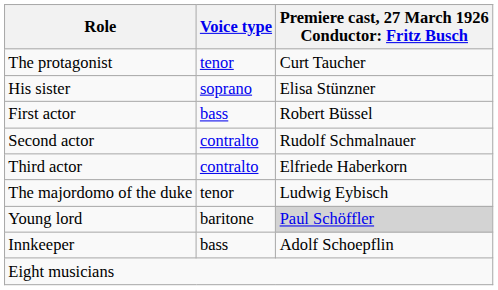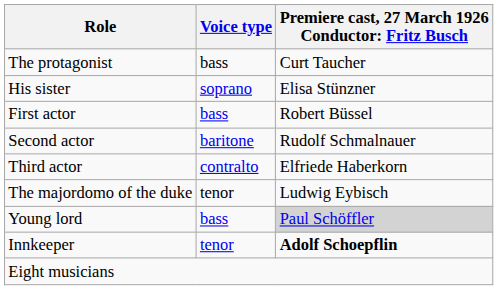(217, 62) tenor -> (214, 62) bass
(229, 140) contralto -> (227, 140) baritone
(227, 219) baritone -> (214, 219) bass
(214, 245) bass -> (217, 245) tenor
(337, 245) normal -> (338, 245) bold
